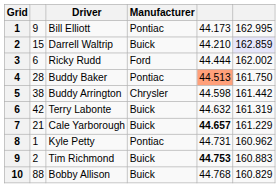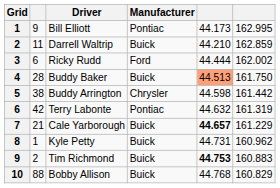(38, 45) 15 -> (38, 45) 11
(254, 45) lavender background -> (254, 45) no background
(147, 77) Pontiac -> (142, 77) Buick
(142, 110) Buick -> (147, 110) Pontiac
(147, 142) Pontiac -> (142, 142) Buick
